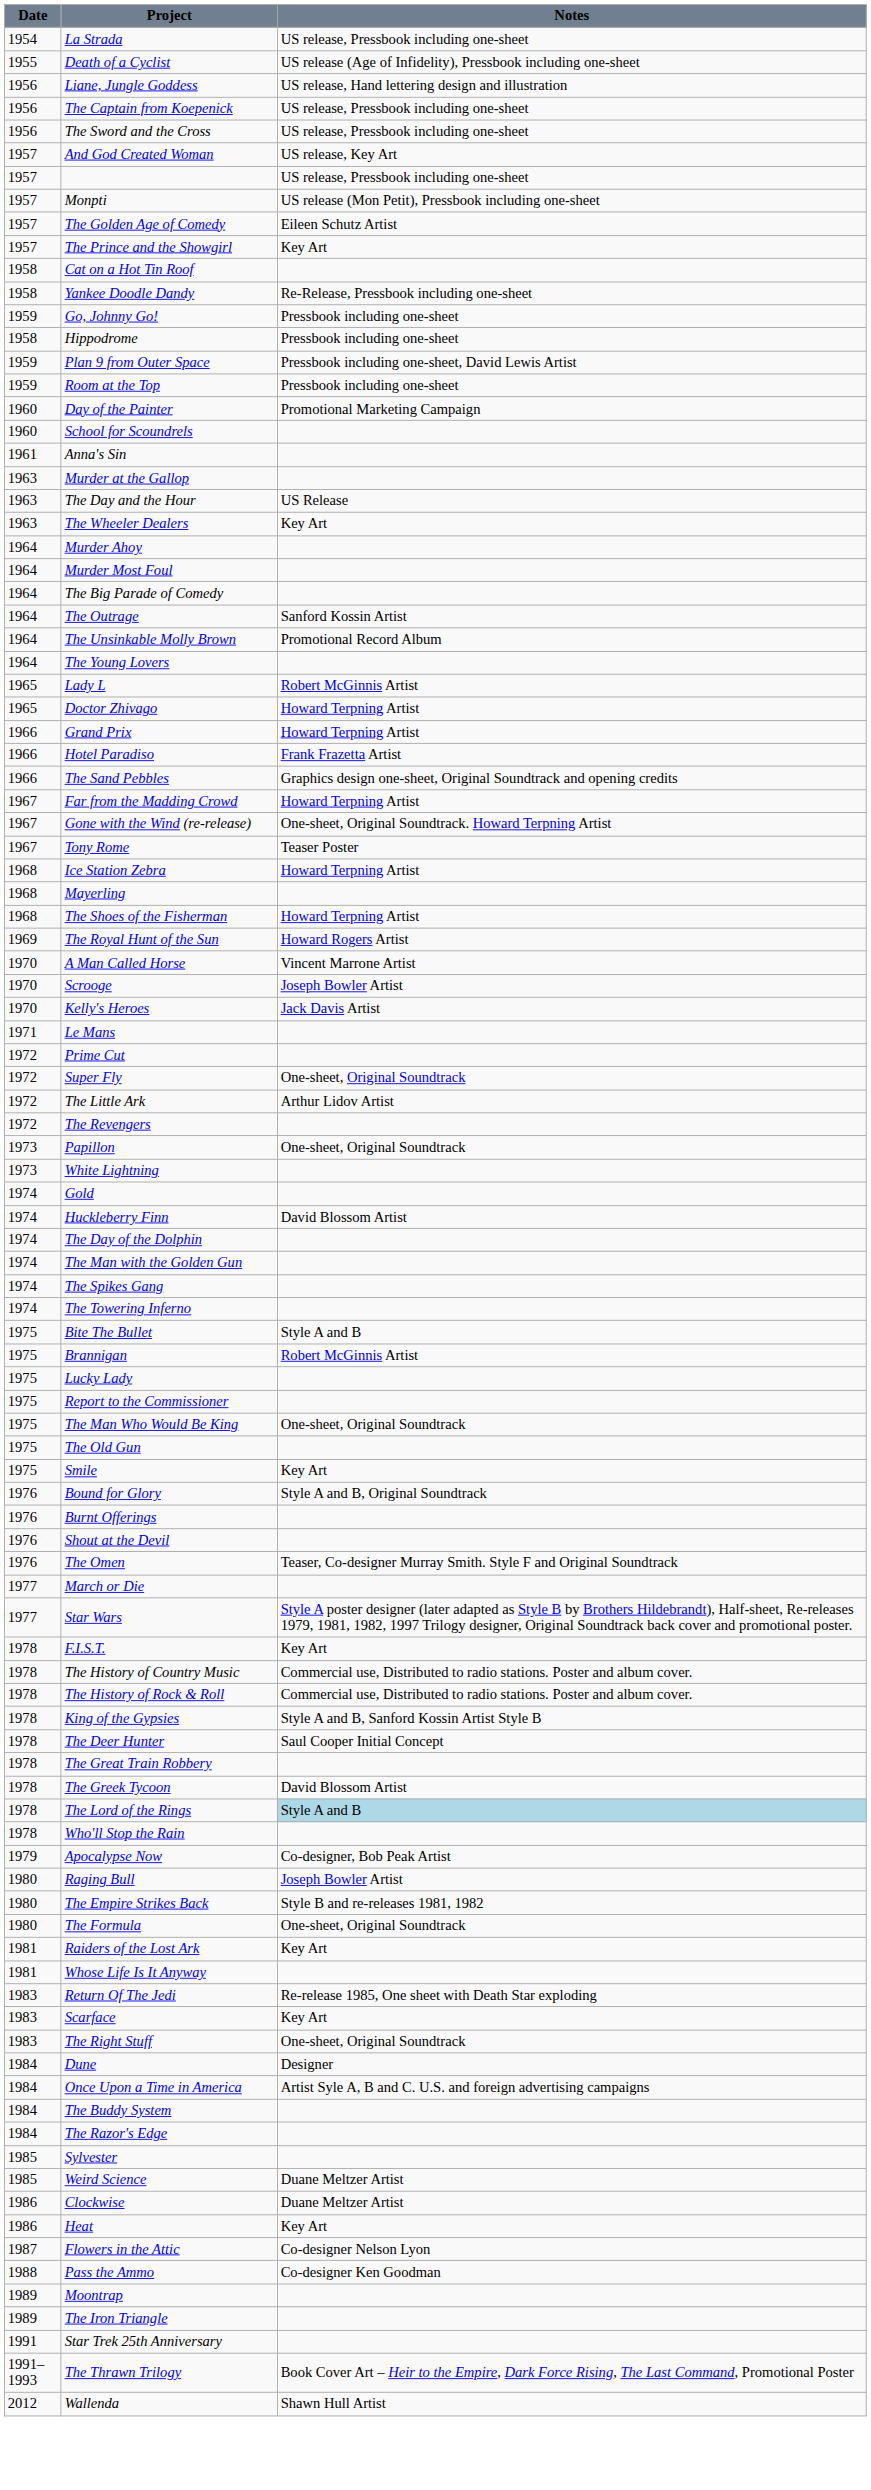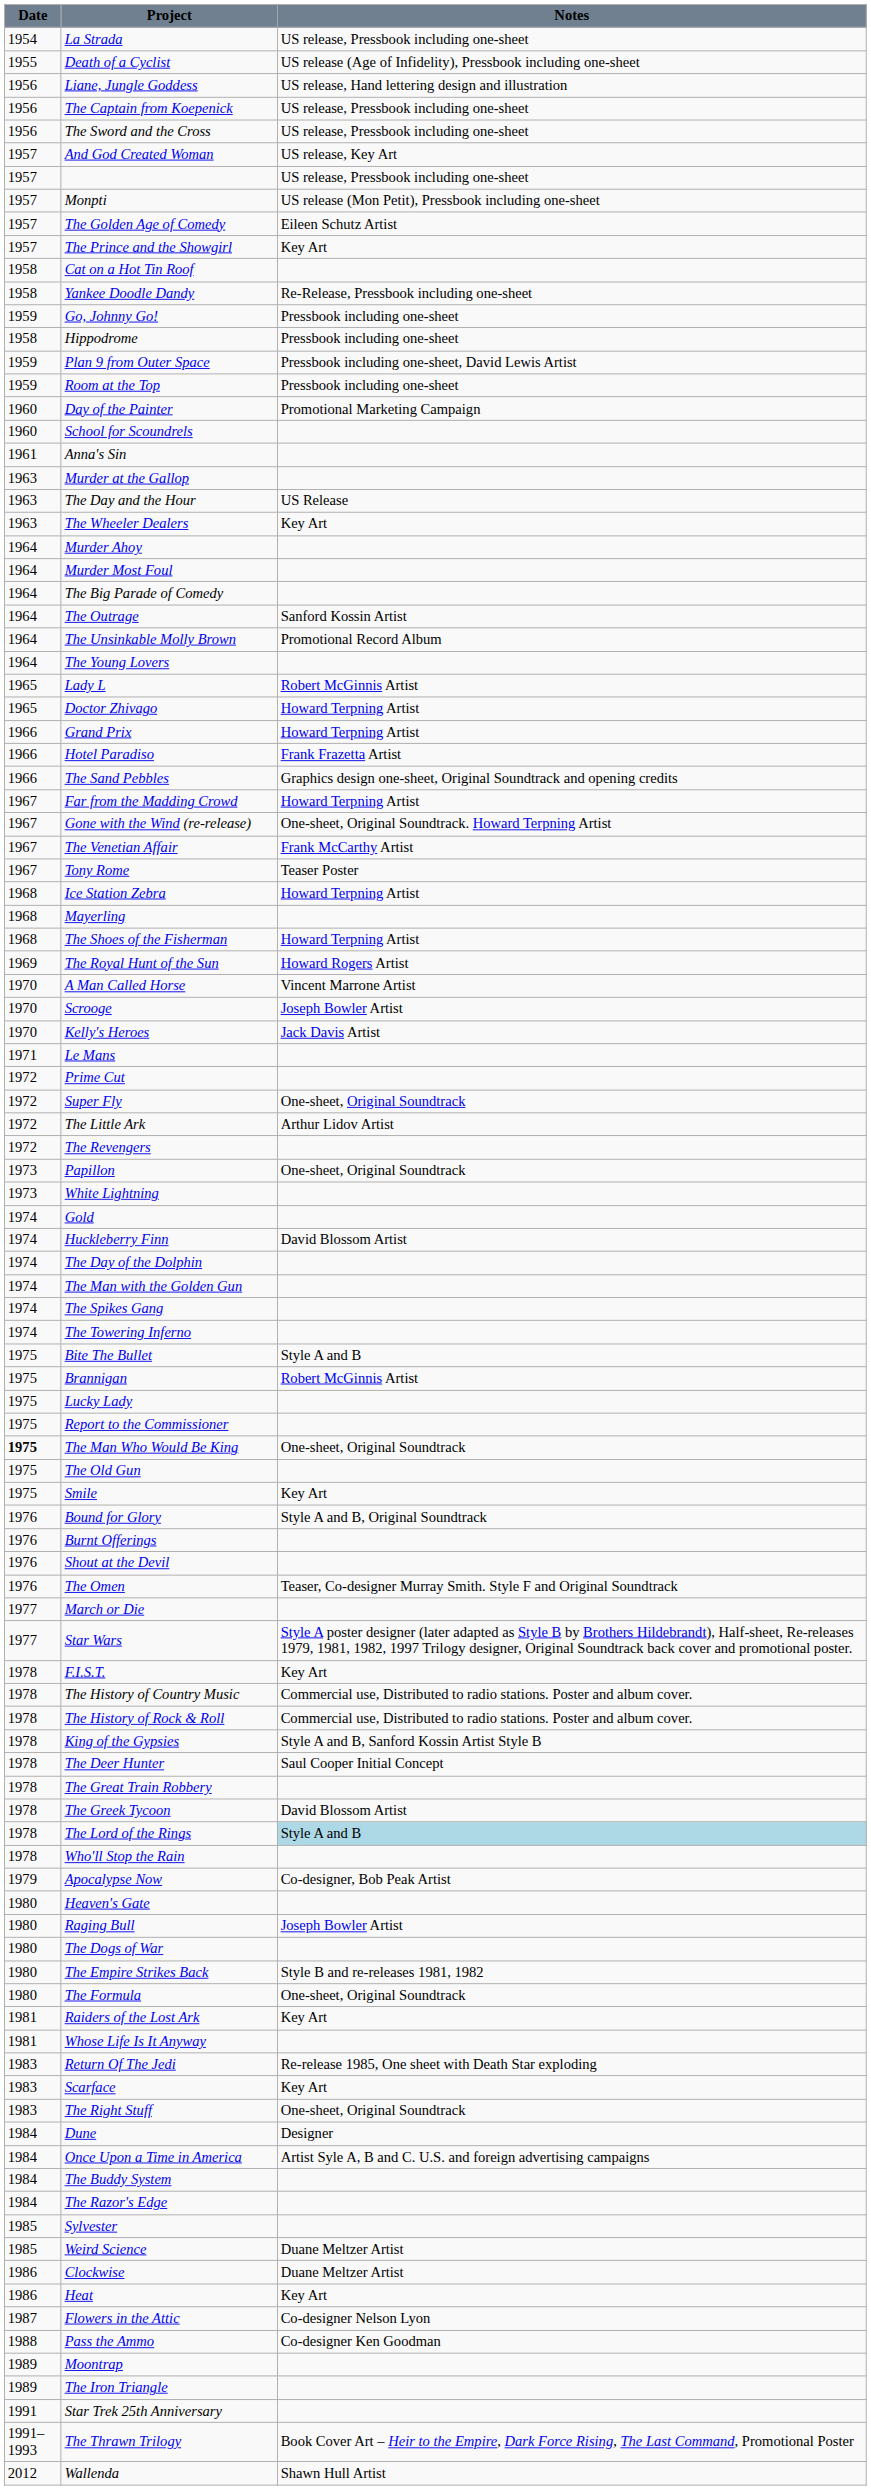+ row: (121, 847)
(22, 1424) normal -> (22, 1447) bold
+ row: (107, 1902)
+ row: (114, 1948)
